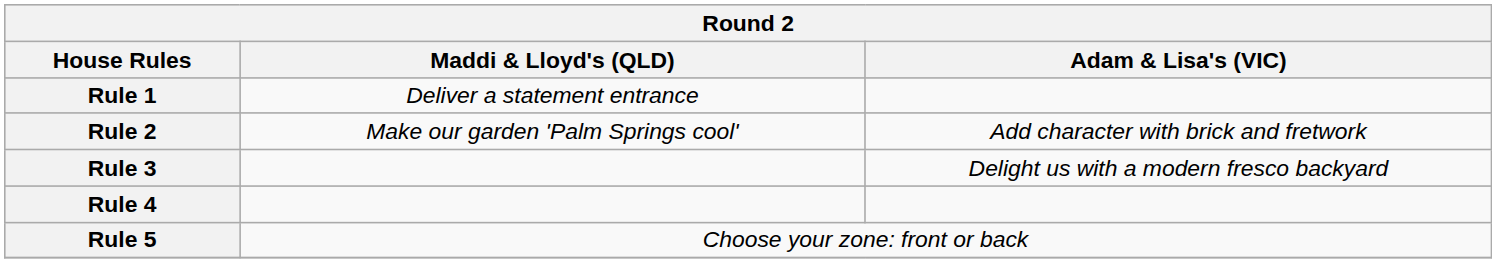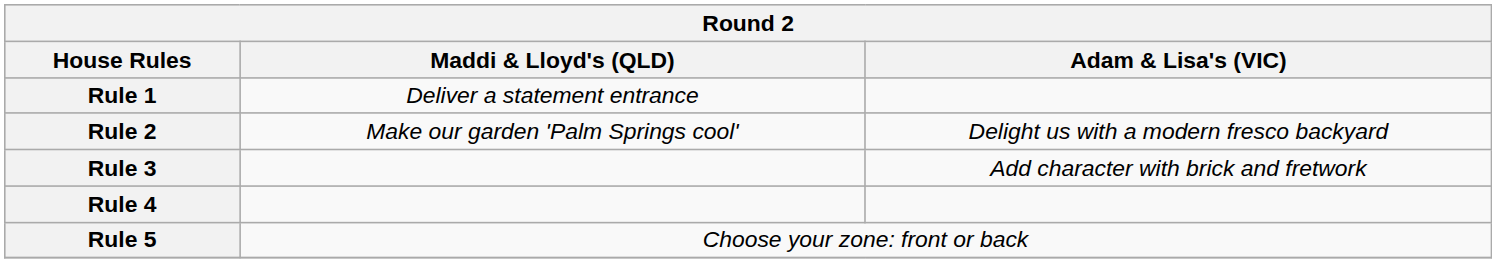(1178, 132) Add character with brick and fretwork -> (1178, 132) Delight us with a modern fresco backyard
(1178, 168) Delight us with a modern fresco backyard -> (1178, 168) Add character with brick and fretwork
